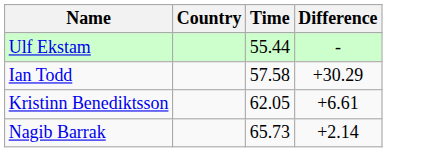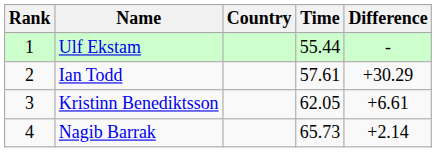+ column: (30, 18)
(270, 75) 57.58 -> (320, 75) 57.61
